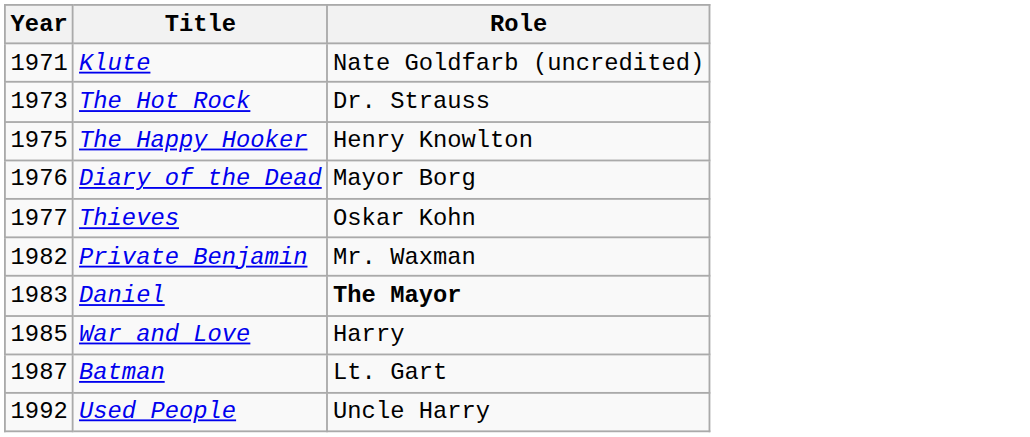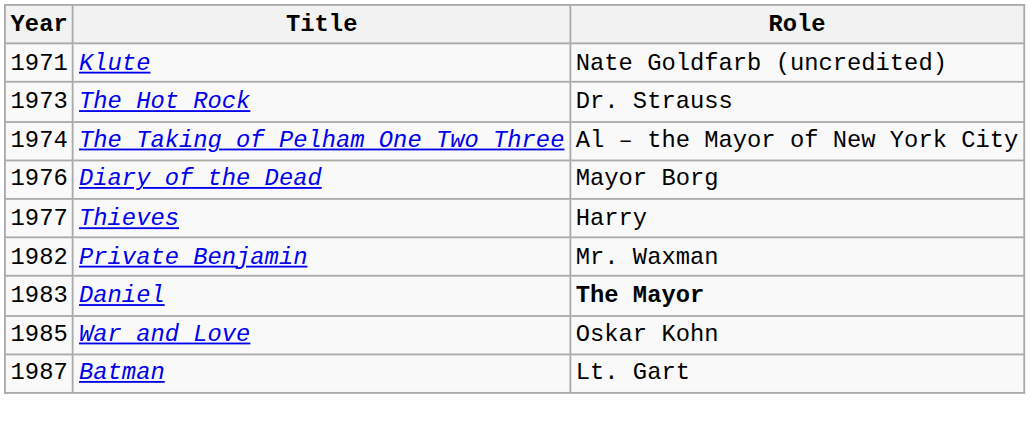+ row: (322, 141)
- row: (193, 141)
(404, 218) Oskar Kohn -> (611, 218) Harry
(369, 334) Harry -> (647, 334) Oskar Kohn
- row: (158, 412)
